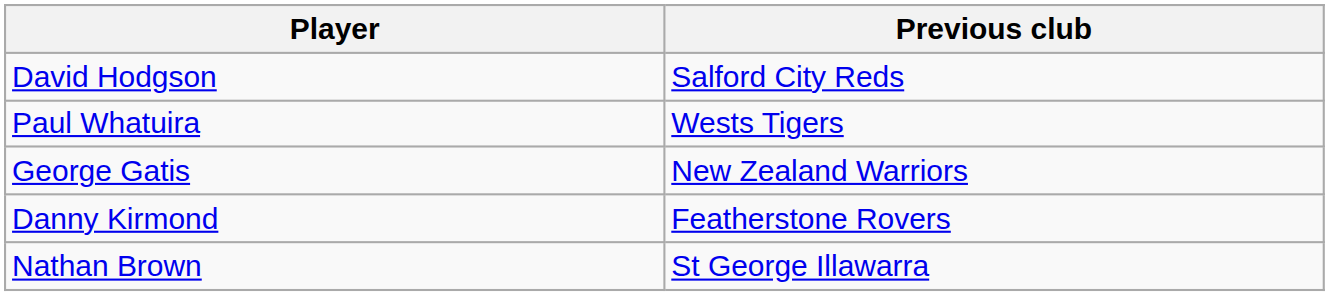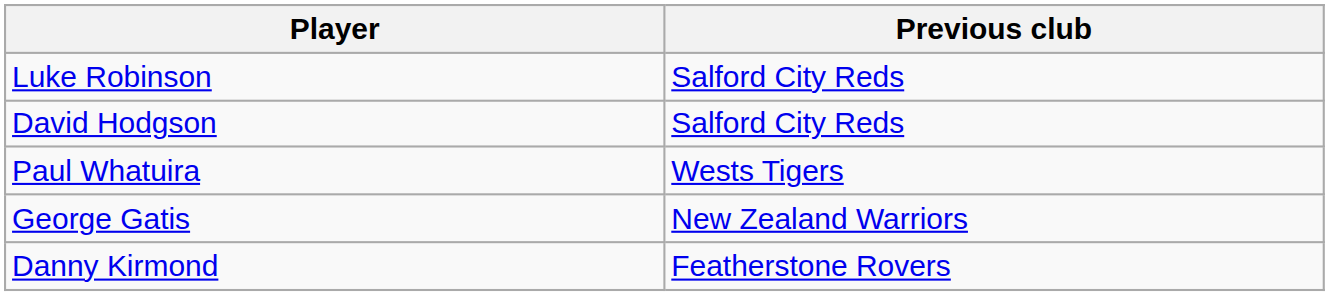+ row: (112, 76)
- row: (107, 266)
